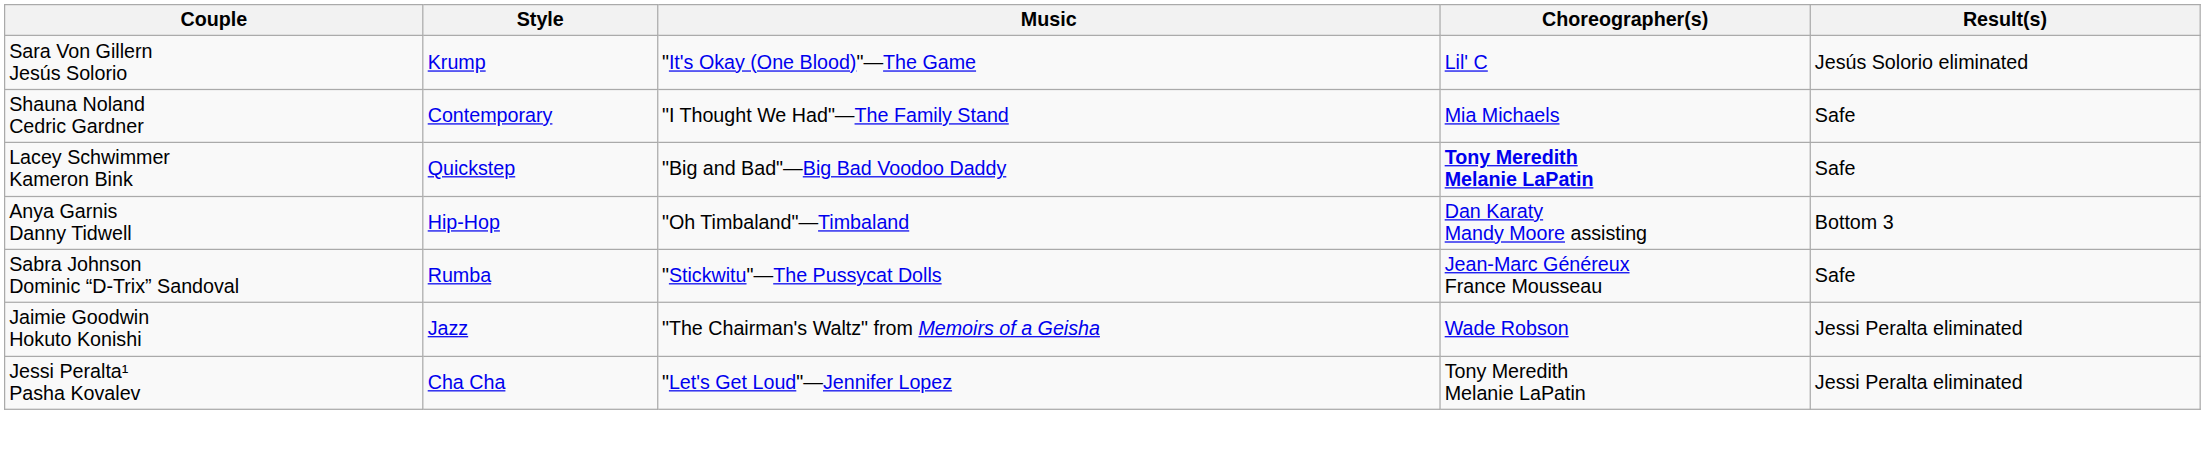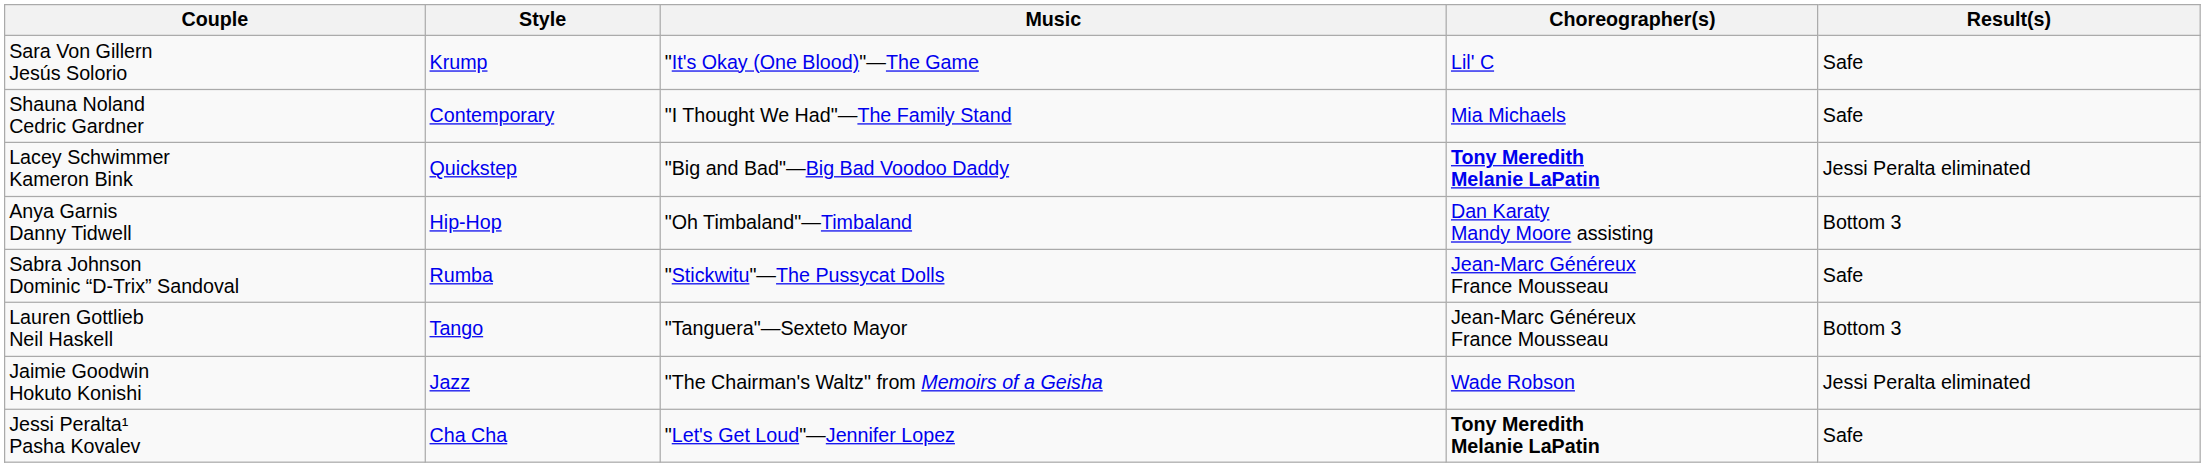(1922, 62) Jesús Solorio eliminated -> (1843, 62) Safe
(1835, 169) Safe -> (1927, 169) Jessi Peralta eliminated
+ row: (76, 329)
(1515, 382) normal -> (1525, 435) bold
(1919, 382) Jessi Peralta eliminated -> (1843, 435) Safe
